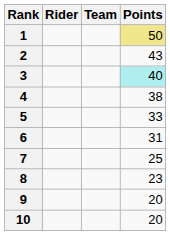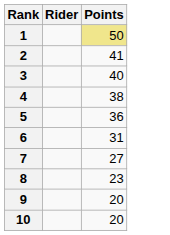- column: (101, 14)
(155, 55) 43 -> (117, 55) 41
(155, 76) paleturquoise background -> (117, 76) no background
(155, 117) 33 -> (117, 117) 36
(155, 158) 25 -> (117, 158) 27
